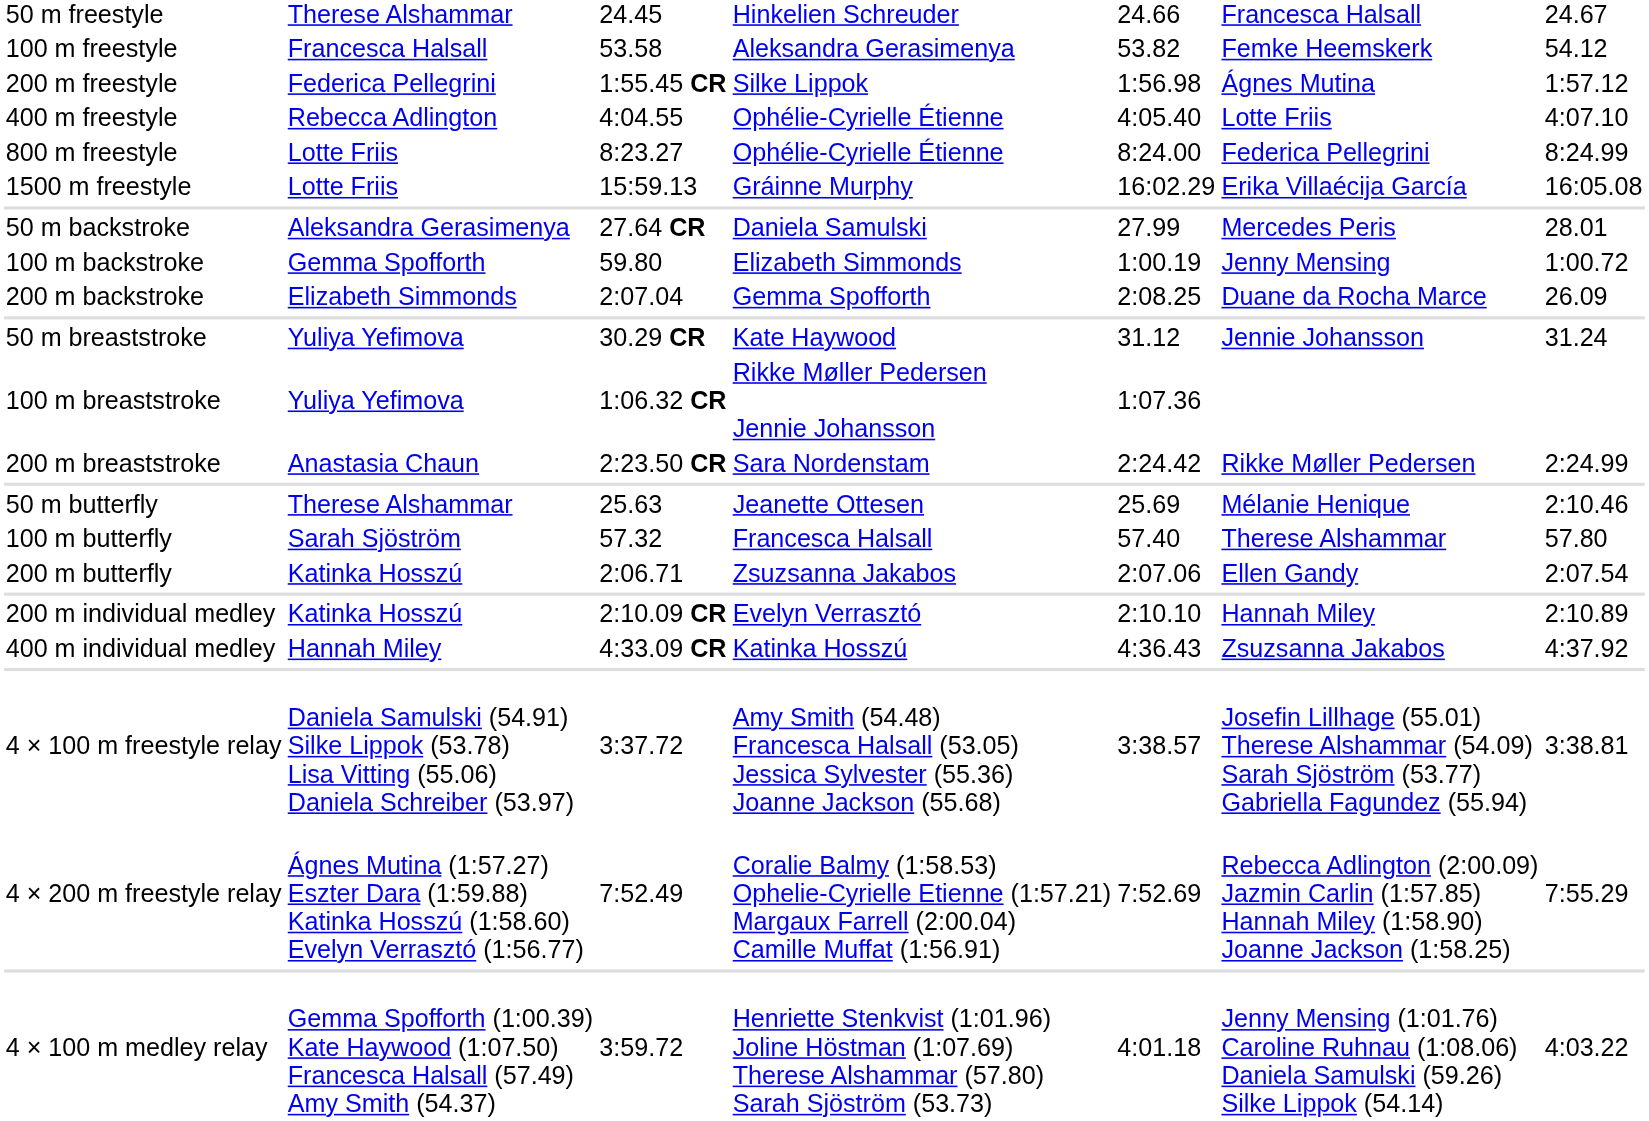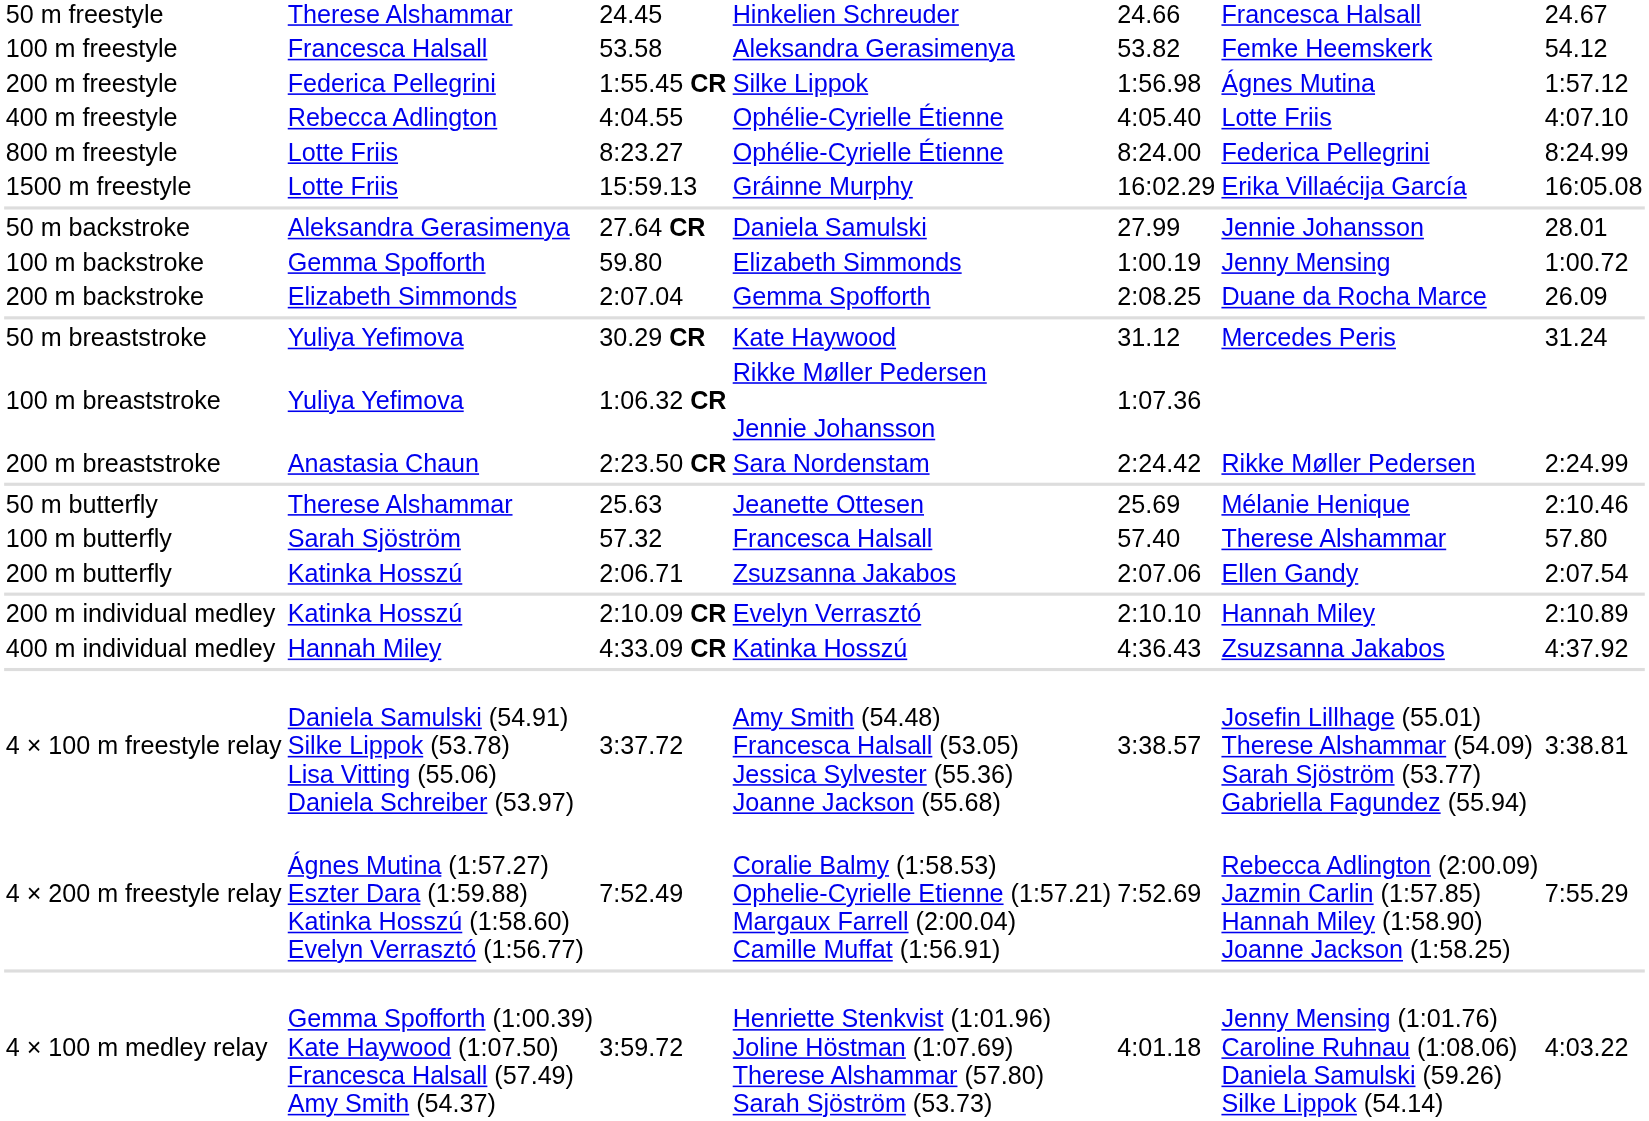(1309, 228) Mercedes Peris -> (1323, 228) Jennie Johansson
(1323, 337) Jennie Johansson -> (1309, 337) Mercedes Peris
